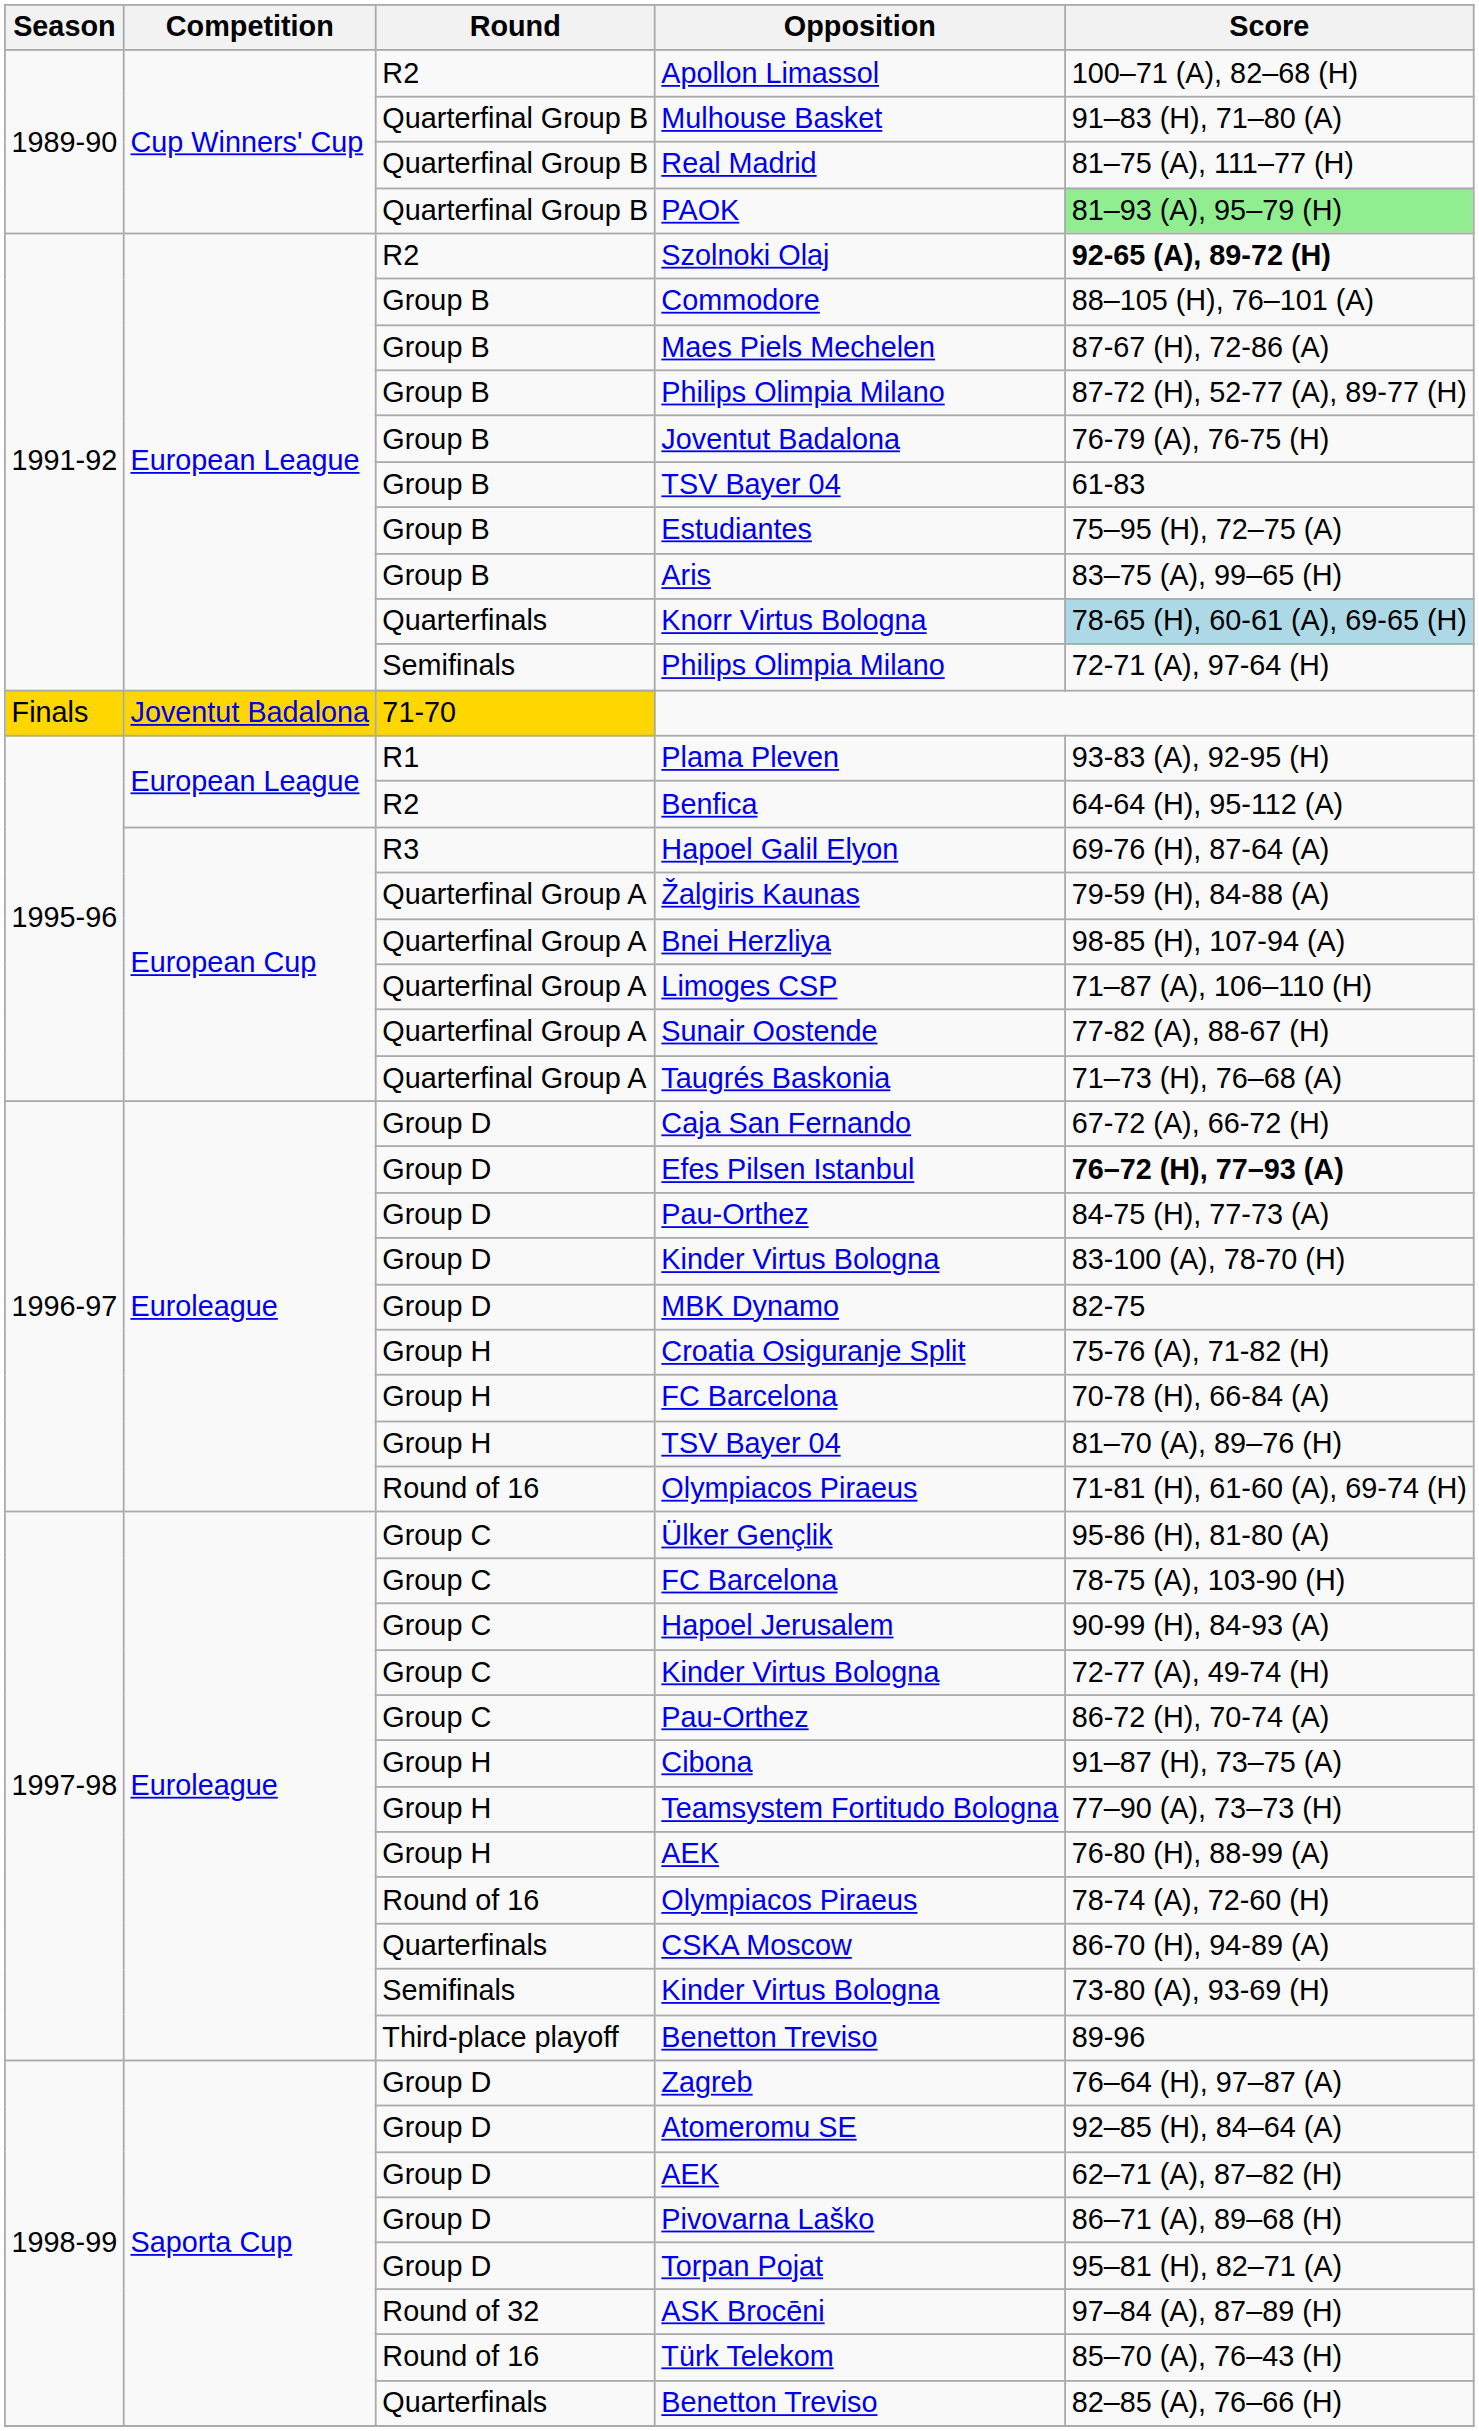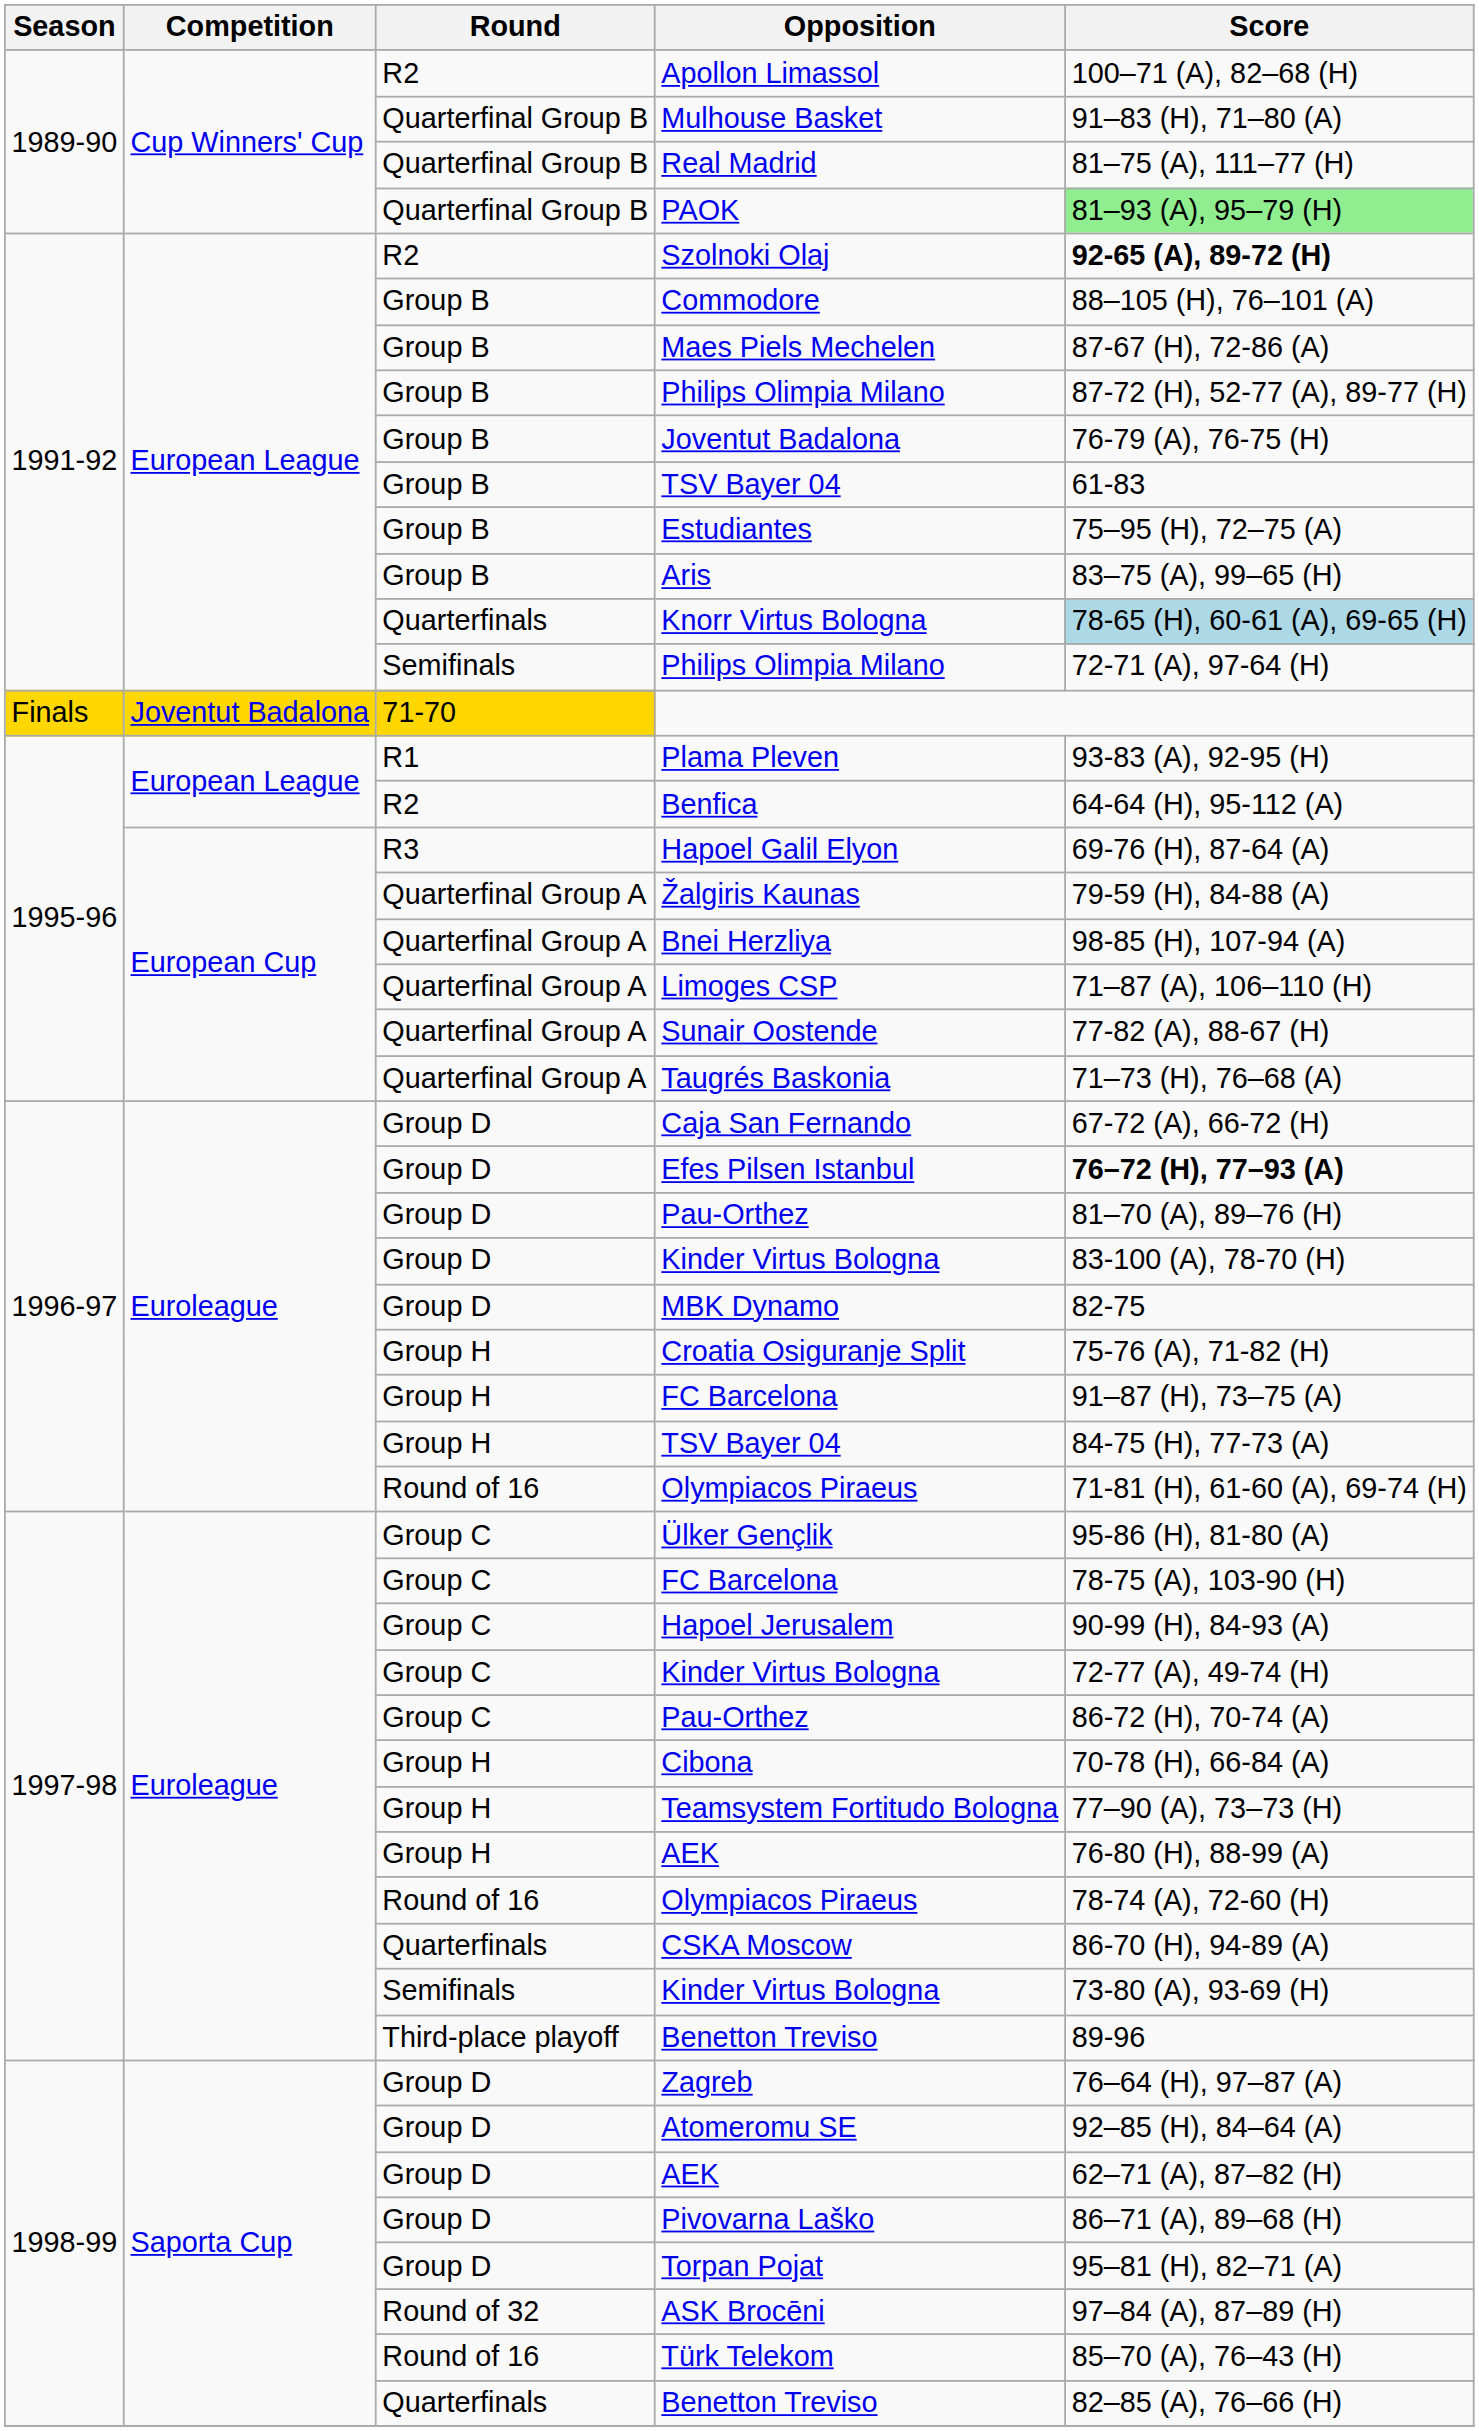(1200, 1214) 84-75 (H), 77-73 (A) -> (1207, 1214) 81–70 (A), 89–76 (H)
(1200, 1397) 70-78 (H), 66-84 (A) -> (1207, 1397) 91–87 (H), 73–75 (A)
(1207, 1443) 81–70 (A), 89–76 (H) -> (1200, 1443) 84-75 (H), 77-73 (A)
(1207, 1762) 91–87 (H), 73–75 (A) -> (1200, 1762) 70-78 (H), 66-84 (A)
